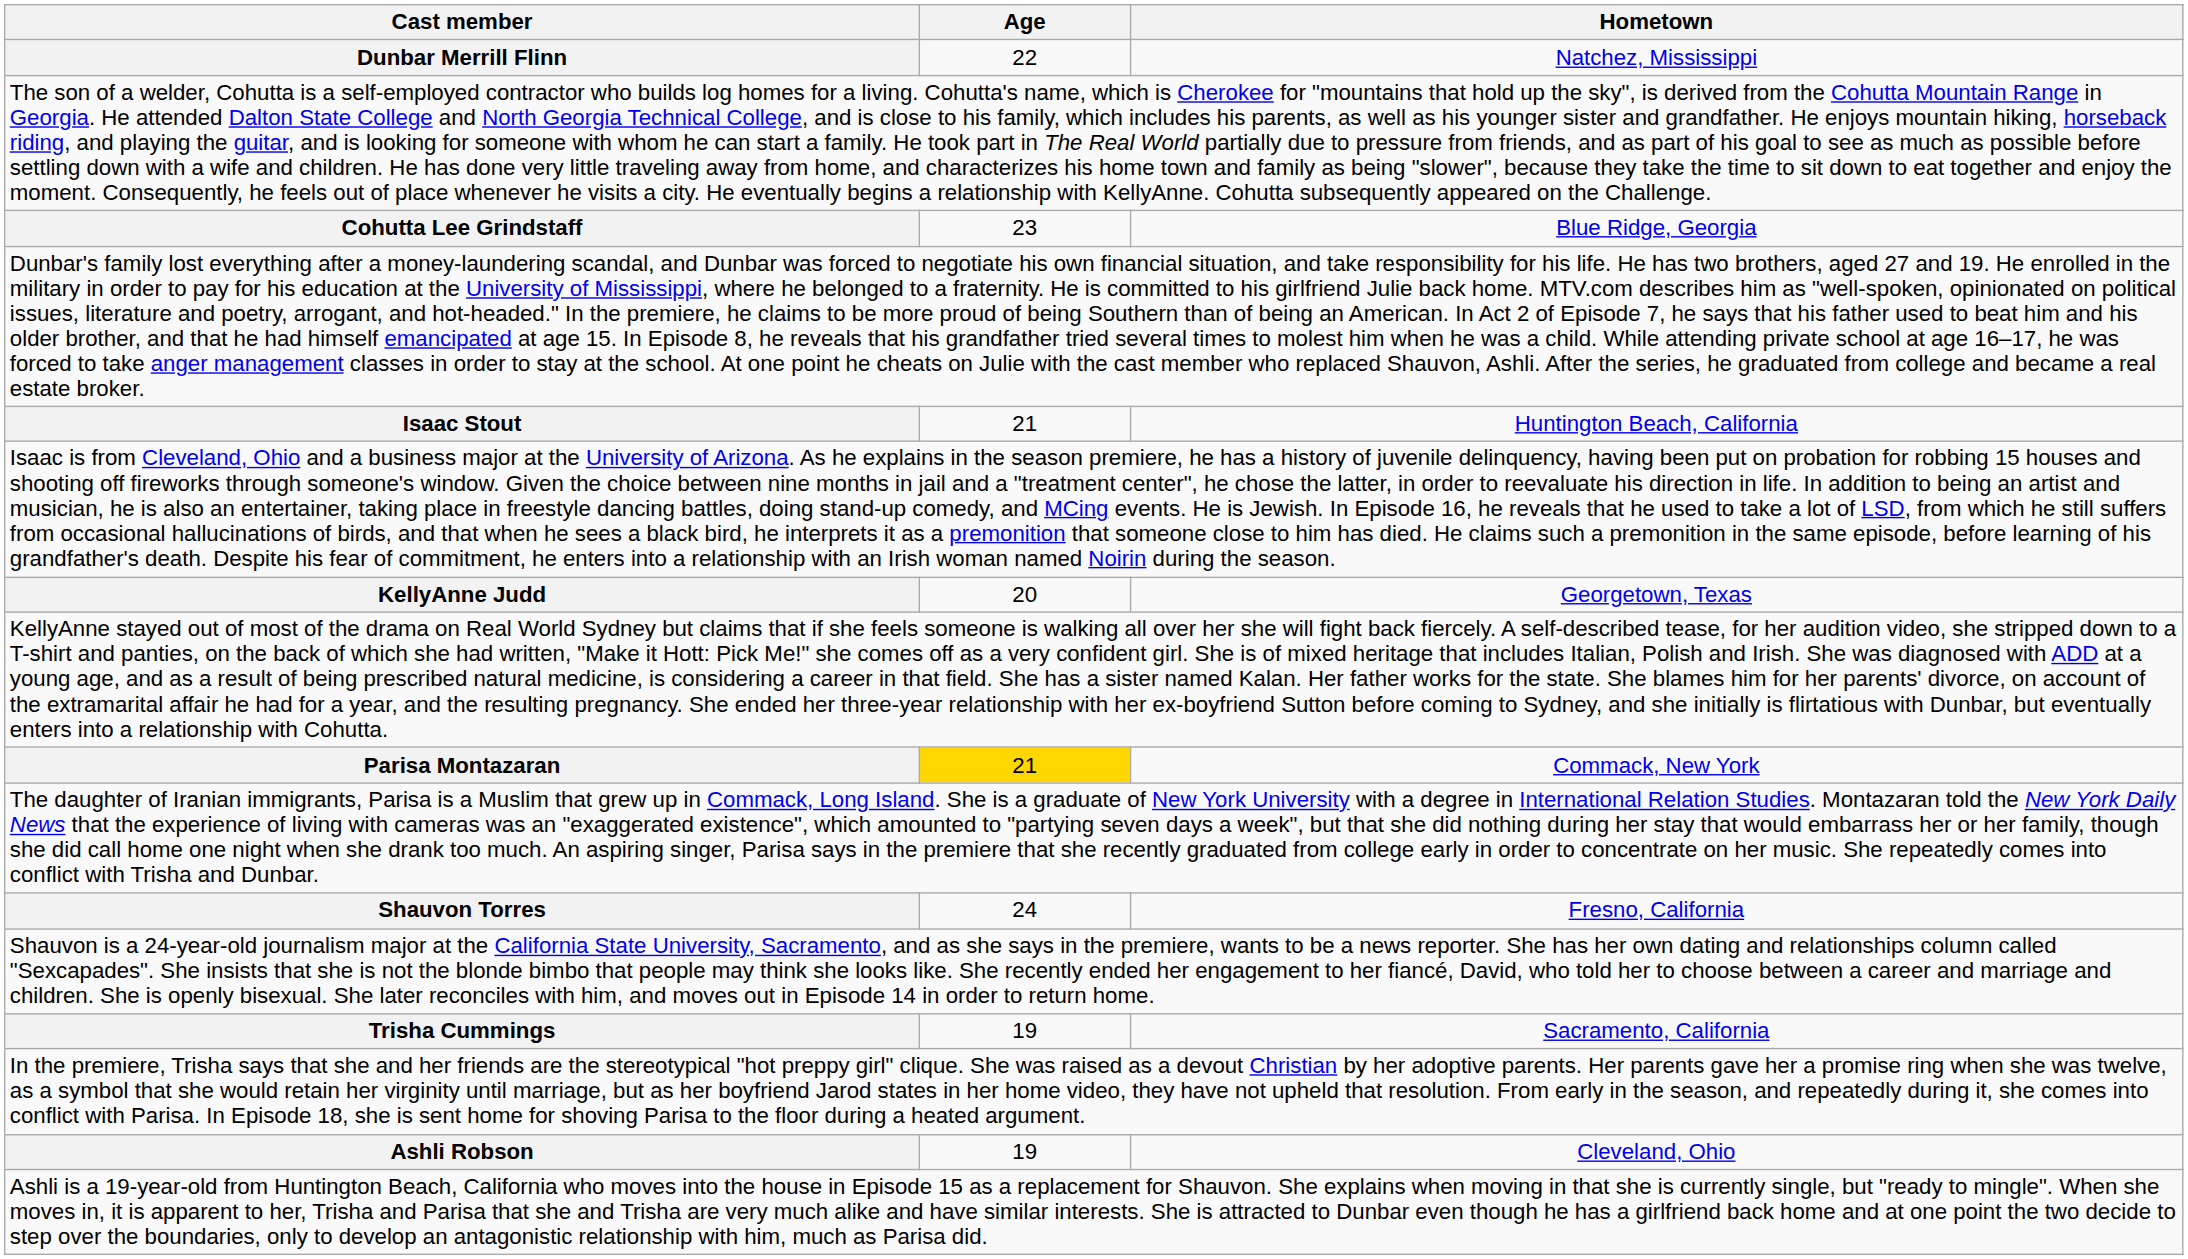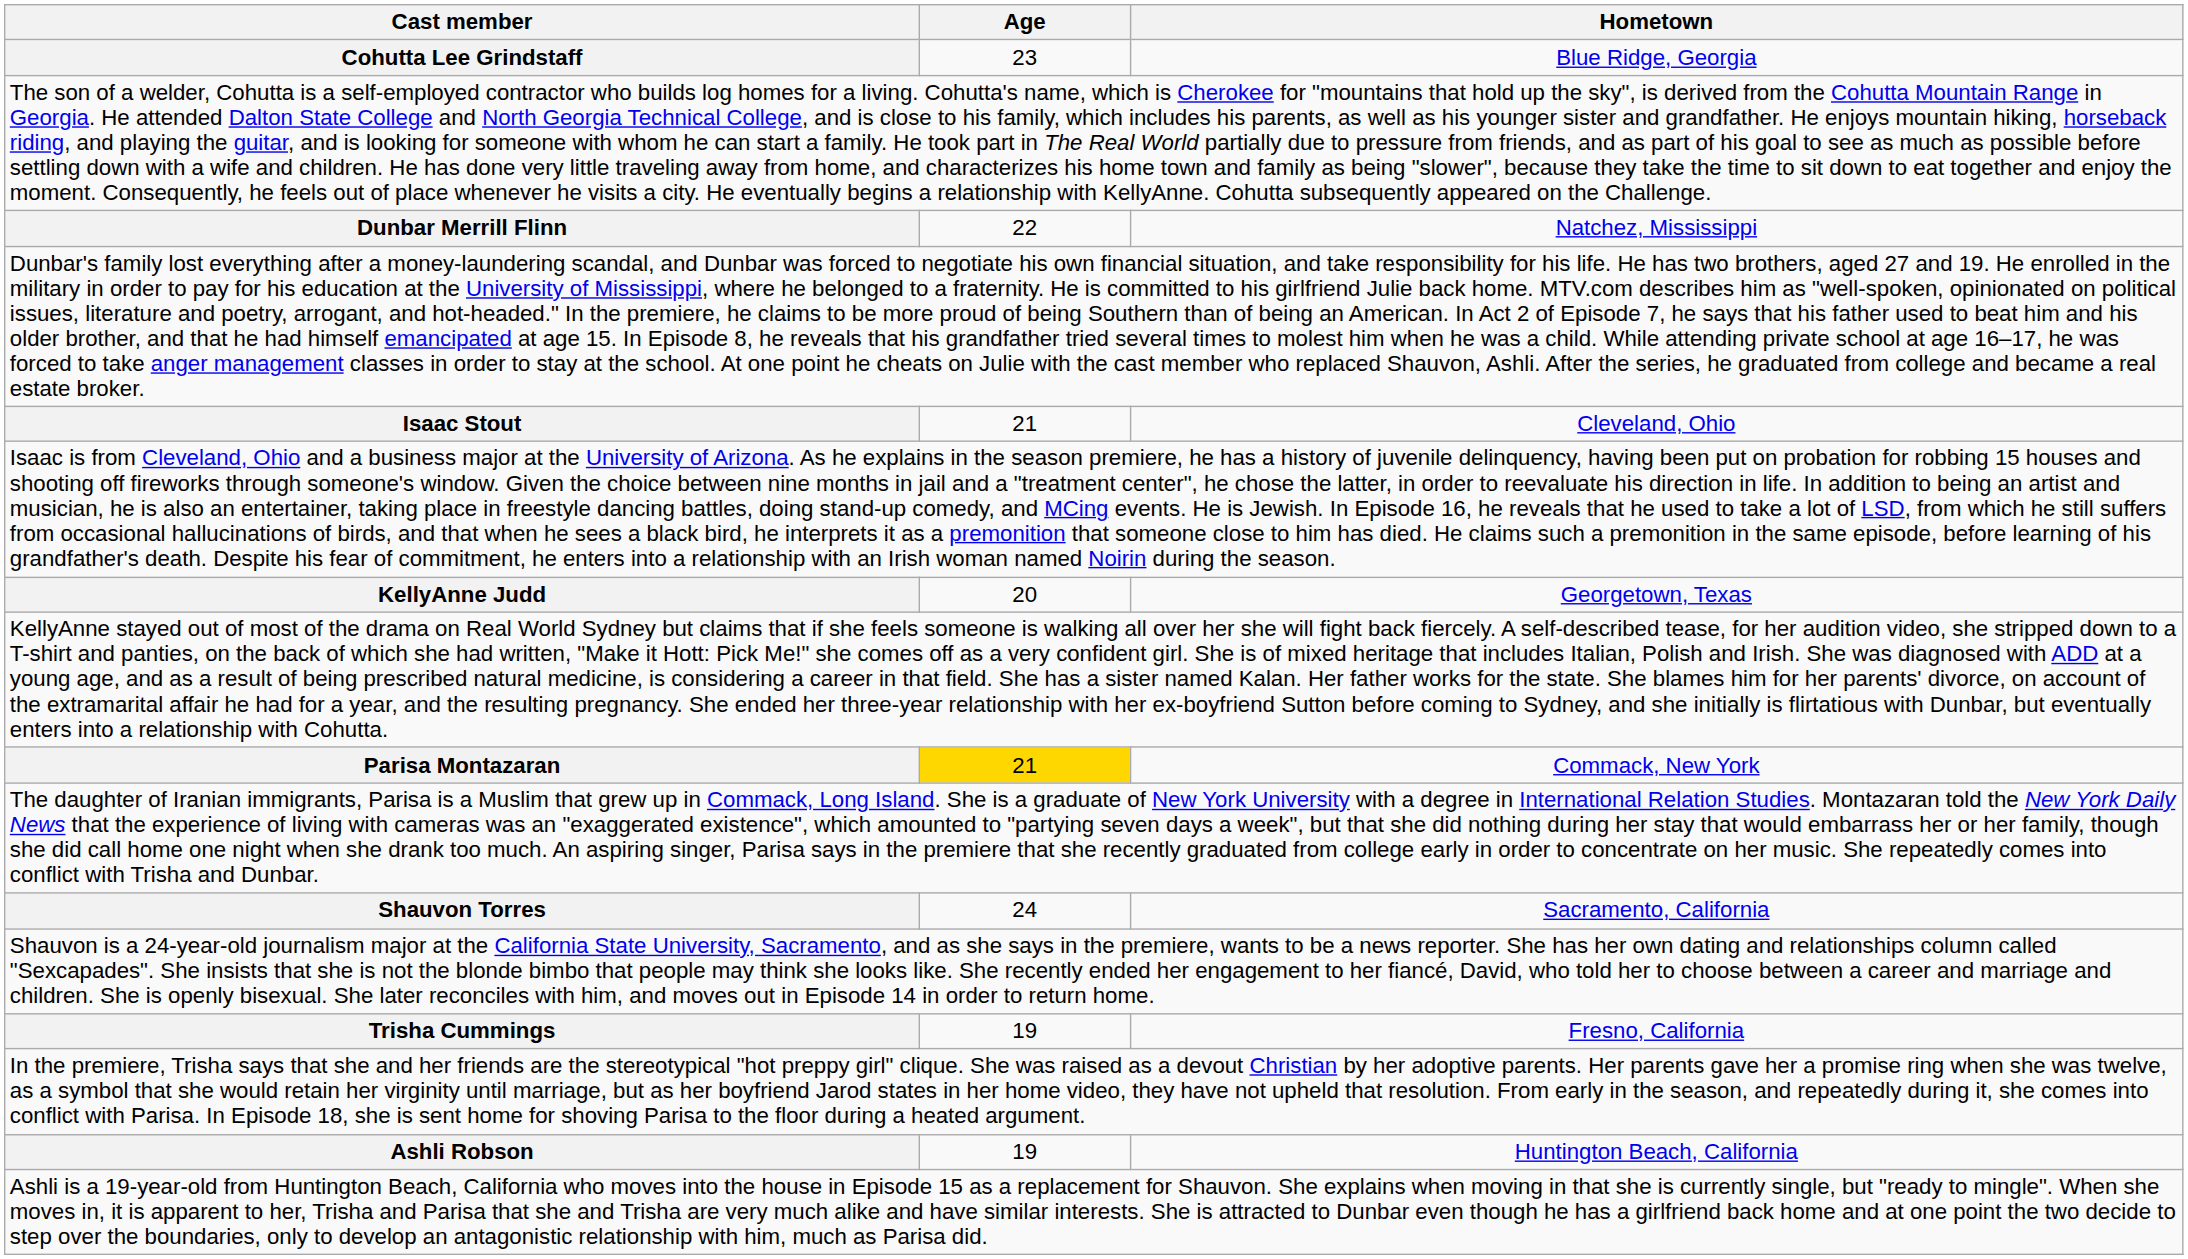rows swapped: (462, 228) <-> (462, 57)
(1656, 423) Huntington Beach, California -> (1656, 423) Cleveland, Ohio
(1656, 910) Fresno, California -> (1656, 910) Sacramento, California
(1656, 1031) Sacramento, California -> (1656, 1031) Fresno, California
(1656, 1151) Cleveland, Ohio -> (1656, 1151) Huntington Beach, California
